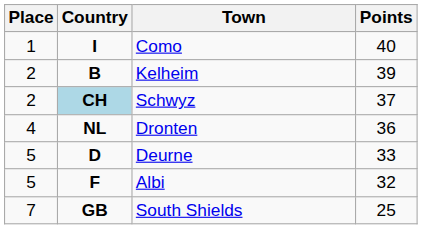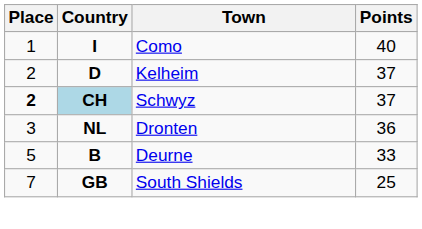(95, 73) B -> (95, 73) D
(386, 73) 39 -> (386, 73) 37
(31, 100) normal -> (31, 100) bold
(31, 127) 4 -> (31, 127) 3
(95, 155) D -> (95, 155) B
- row: (150, 182)
